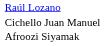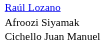rows swapped: (53, 22) <-> (42, 37)
